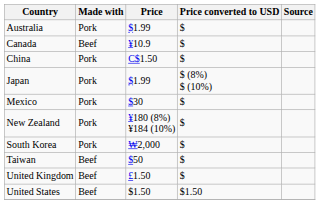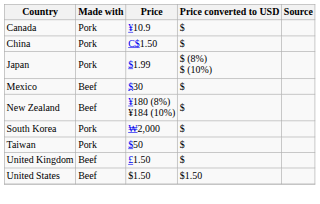- row: (25, 28)
(87, 43) Beef -> (88, 28) Pork
(88, 102) Pork -> (87, 86) Beef
(88, 123) Pork -> (87, 107) Beef
(87, 160) Beef -> (88, 144) Pork
